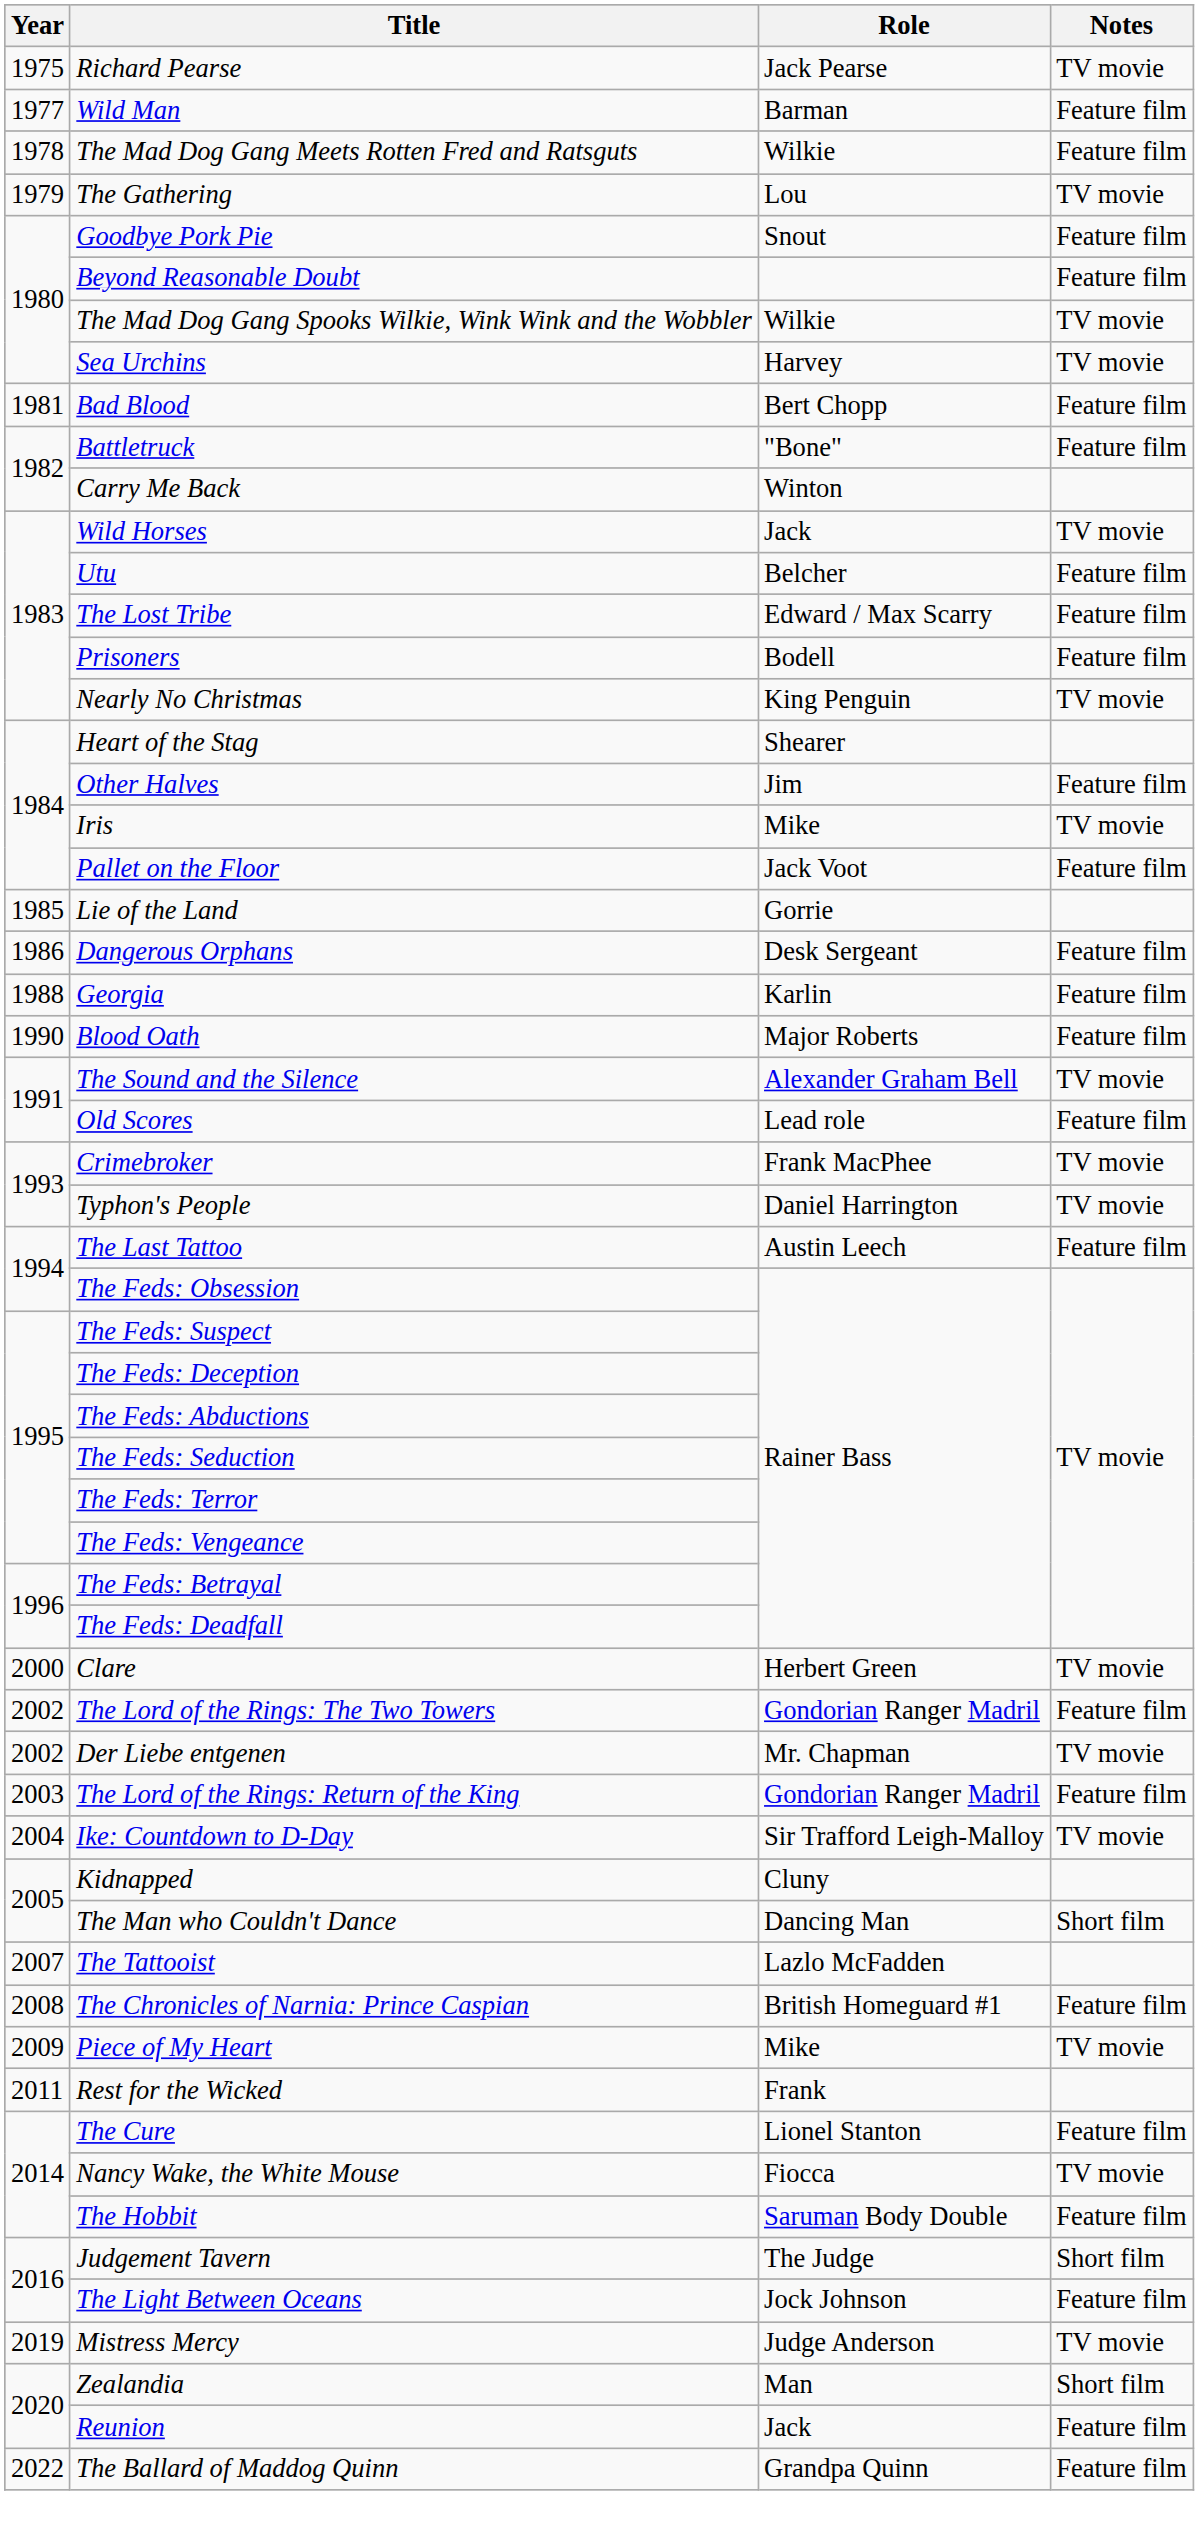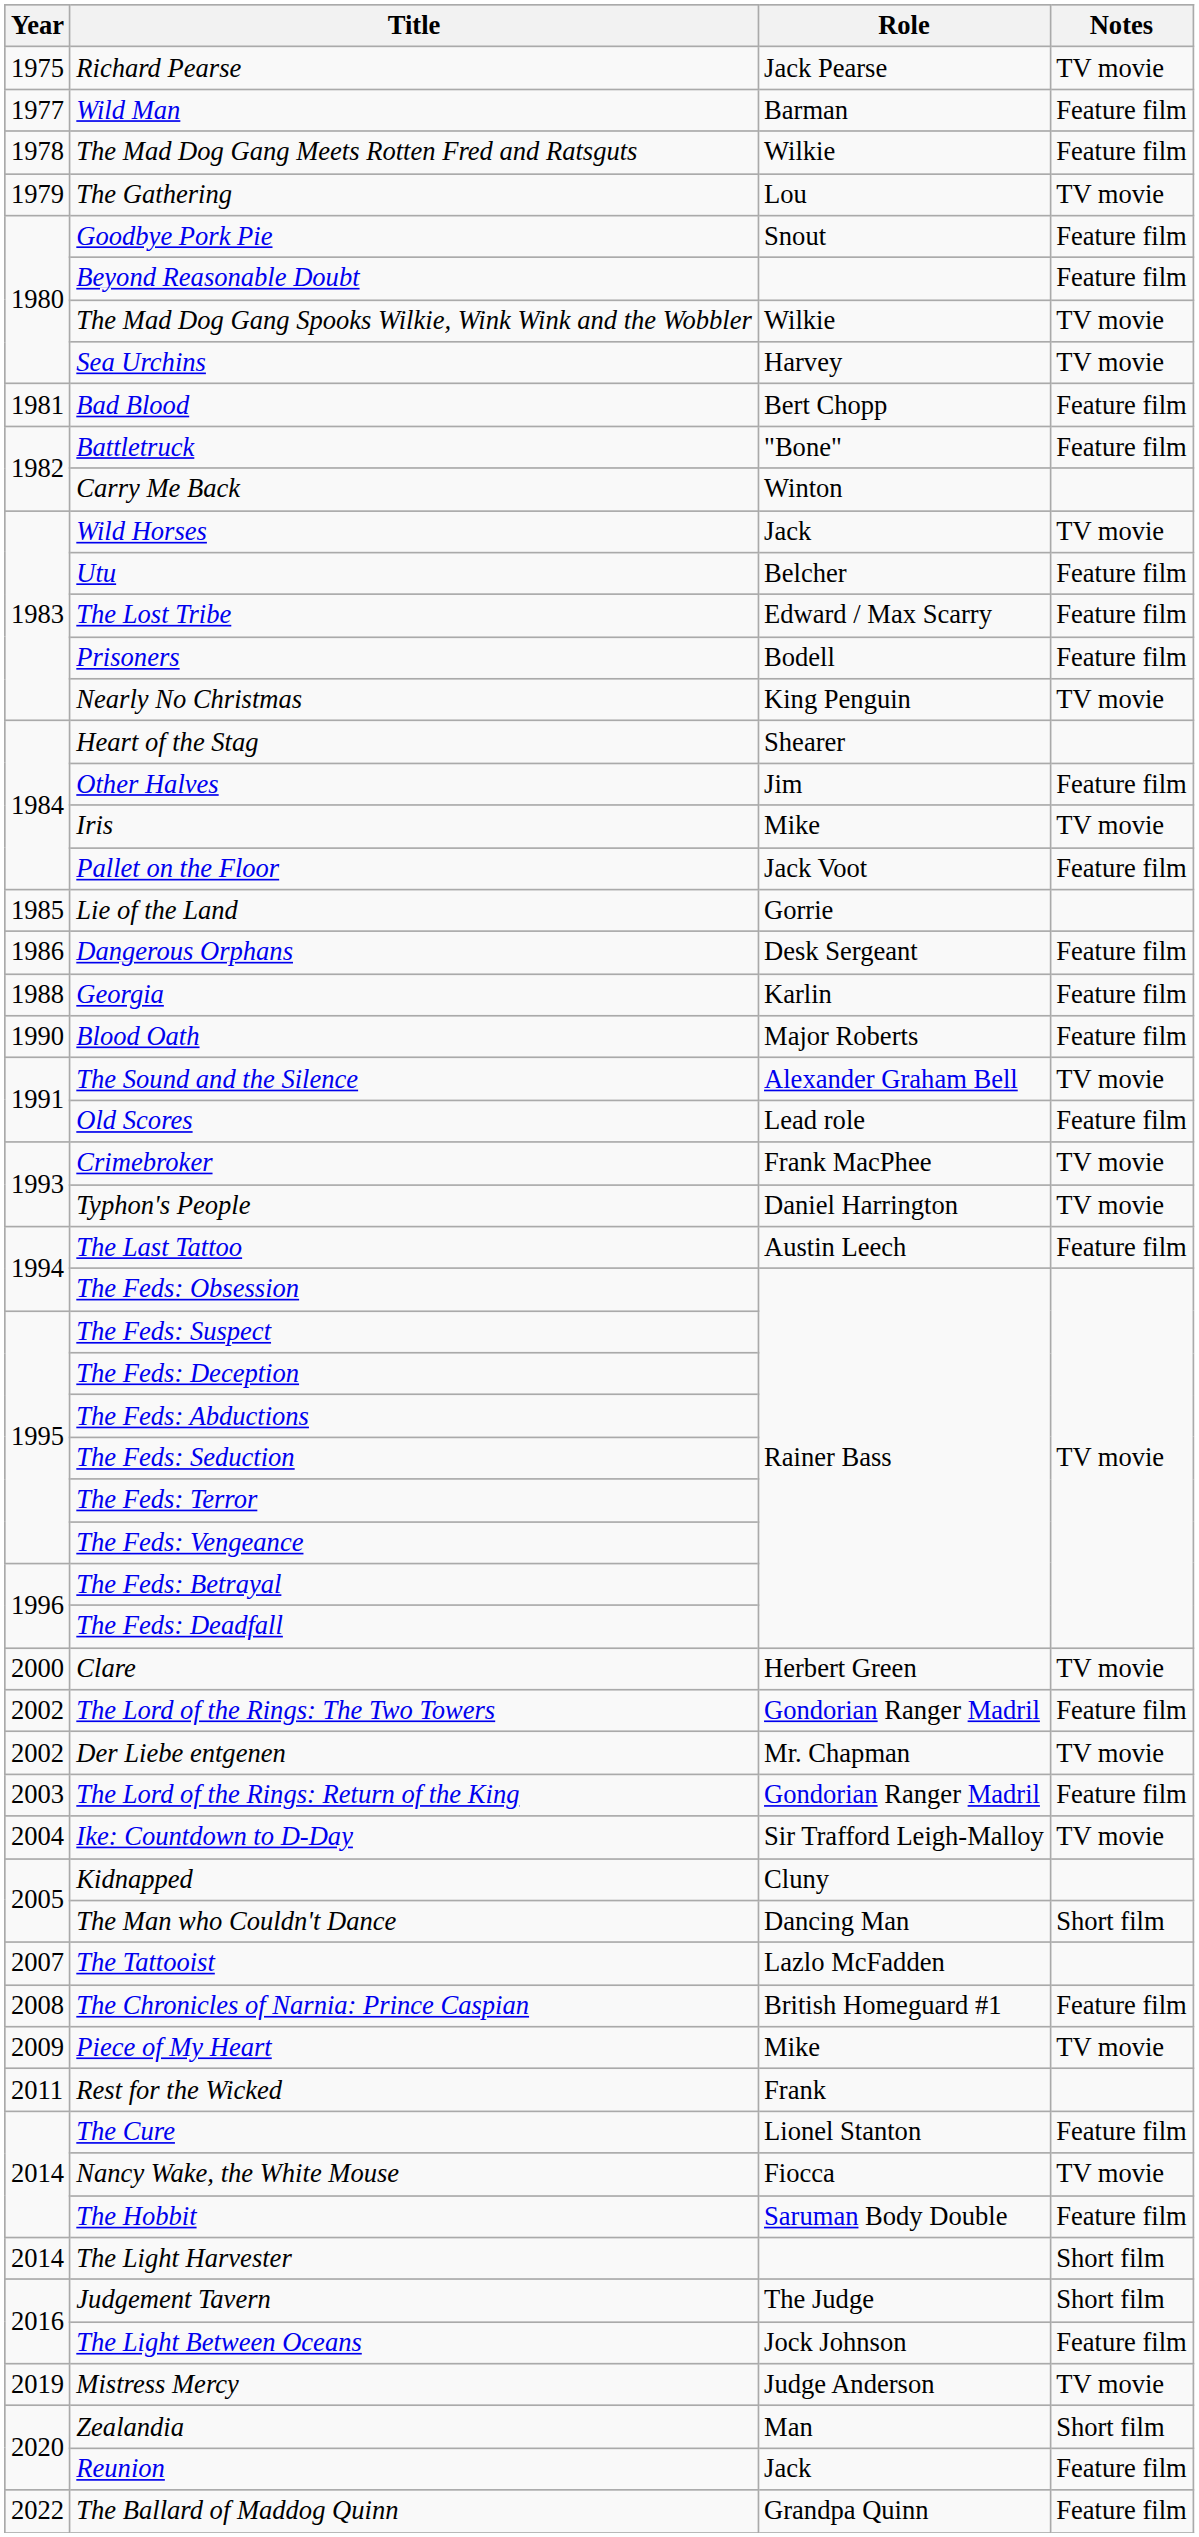+ row: (184, 2258)
